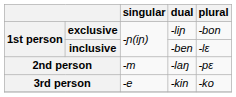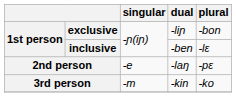(129, 65) -m -> (128, 65) -e
(128, 83) -e -> (129, 83) -m
